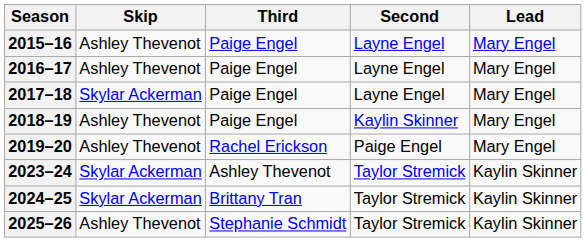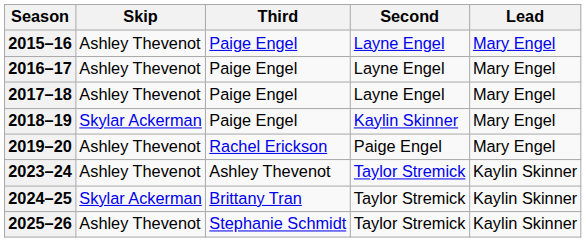(141, 95) Skylar Ackerman -> (140, 95) Ashley Thevenot
(140, 120) Ashley Thevenot -> (141, 120) Skylar Ackerman
(141, 172) Skylar Ackerman -> (140, 172) Ashley Thevenot
